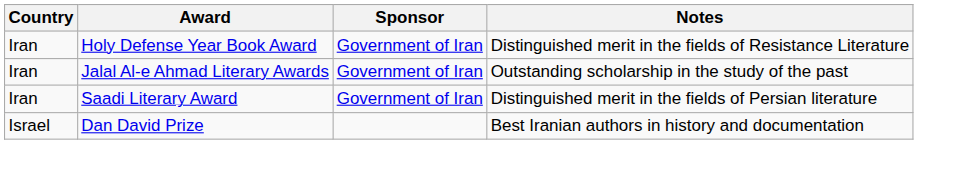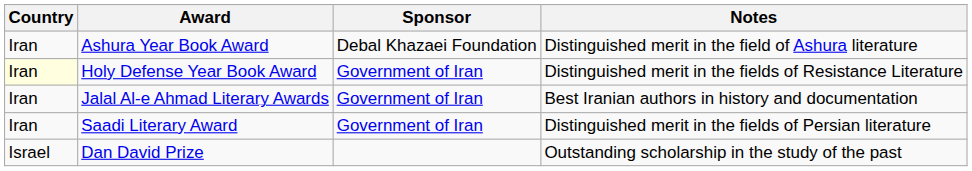+ row: (175, 44)
(23, 44) no background -> (23, 71) lightyellow background
(669, 71) Outstanding scholarship in the study of the past -> (731, 98) Best Iranian authors in history and documentation
(677, 125) Best Iranian authors in history and documentation -> (723, 152) Outstanding scholarship in the study of the past
